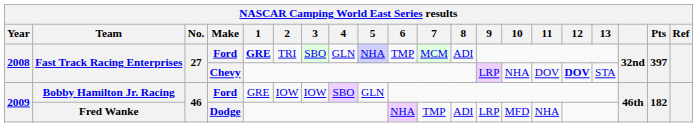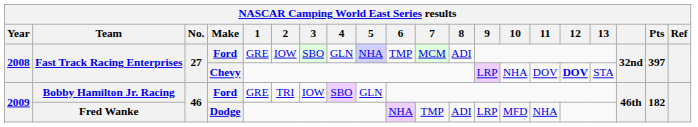(258, 53) bold -> (257, 53) normal
(287, 53) TRI -> (285, 53) IOW
(287, 92) IOW -> (285, 92) TRI
